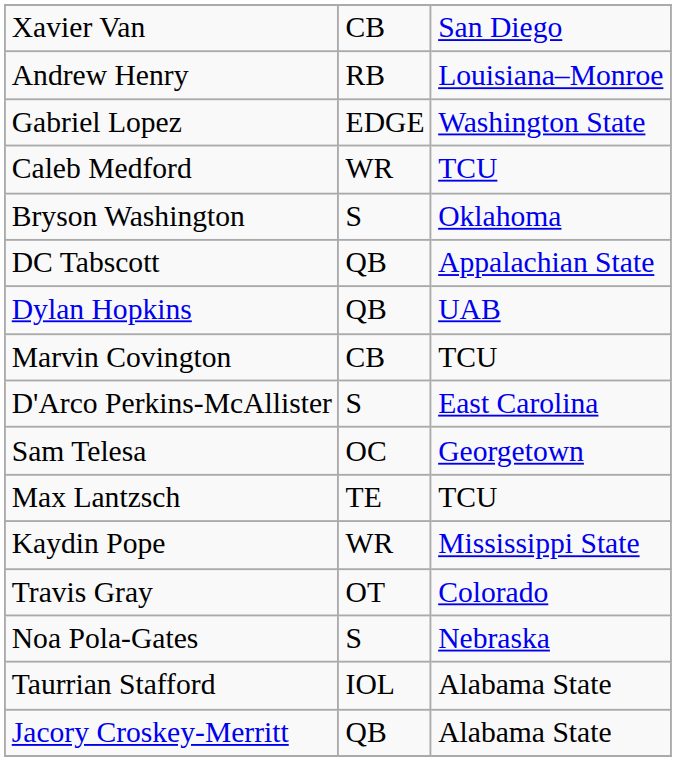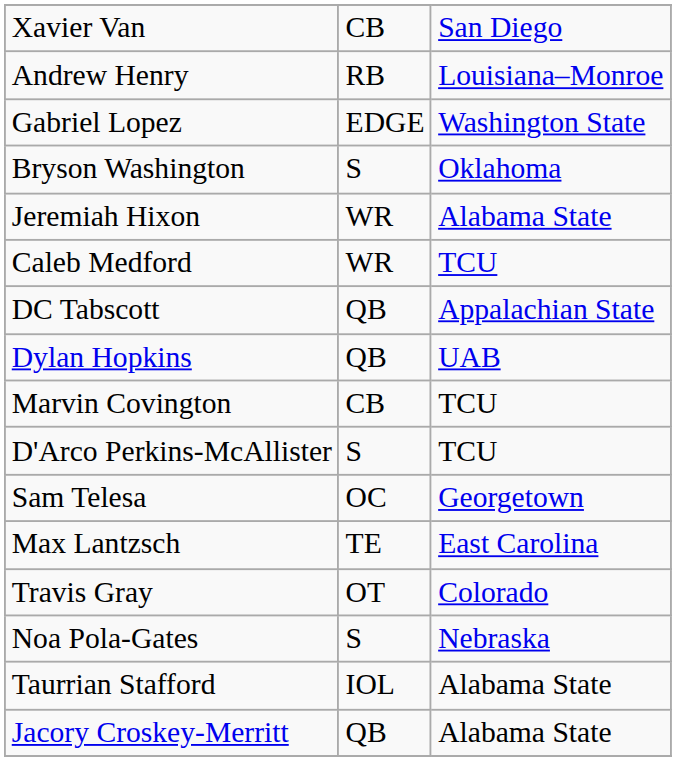rows swapped: (128, 215) <-> (102, 168)
+ row: (106, 215)
(518, 403) East Carolina -> (468, 450) TCU
(468, 497) TCU -> (518, 544) East Carolina
- row: (89, 544)
